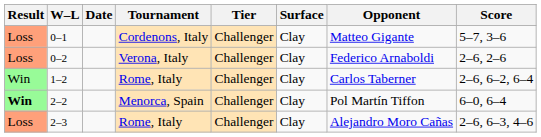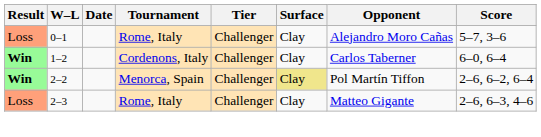(163, 36) Cordenons, Italy -> (150, 36) Rome, Italy
(372, 36) Matteo Gigante -> (391, 36) Alejandro Moro Cañas
- row: (59, 58)
(19, 79) normal -> (20, 57) bold
(150, 79) Rome, Italy -> (163, 57) Cordenons, Italy
(496, 79) 2–6, 6–2, 6–4 -> (483, 57) 6–0, 6–4
(292, 100) no background -> (292, 79) khaki background
(483, 100) 6–0, 6–4 -> (496, 79) 2–6, 6–2, 6–4
(391, 121) Alejandro Moro Cañas -> (372, 100) Matteo Gigante
